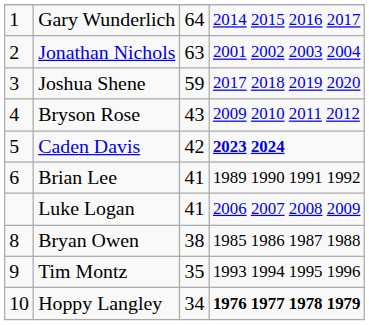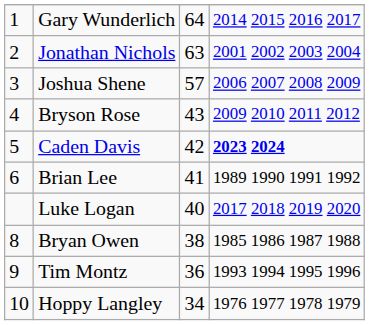(194, 83) 59 -> (194, 83) 57
(287, 83) 2017 2018 2019 2020 -> (287, 83) 2006 2007 2008 2009
(194, 209) 41 -> (194, 209) 40
(287, 209) 2006 2007 2008 2009 -> (287, 209) 2017 2018 2019 2020
(194, 271) 35 -> (194, 271) 36
(287, 303) bold -> (287, 303) normal
